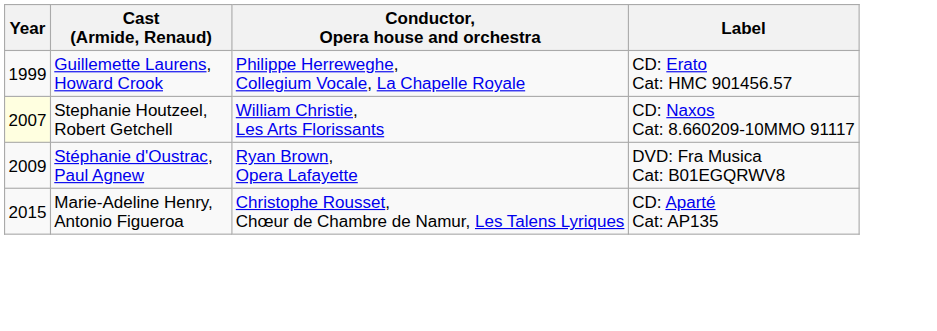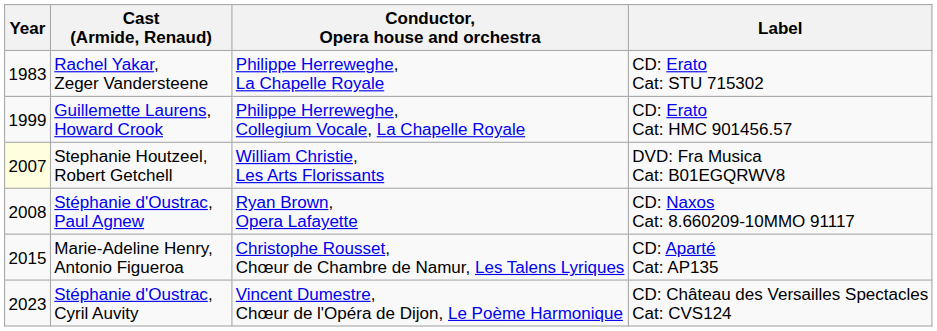+ row: (131, 74)
(744, 120) CD: Naxos Cat: 8.660209-10MMO 91117 -> (709, 166) DVD: Fra Musica Cat: B01EGQRWV8
(27, 166) 2009 -> (27, 212) 2008
(709, 166) DVD: Fra Musica Cat: B01EGQRWV8 -> (744, 212) CD: Naxos Cat: 8.660209-10MMO 91117
+ row: (133, 304)
